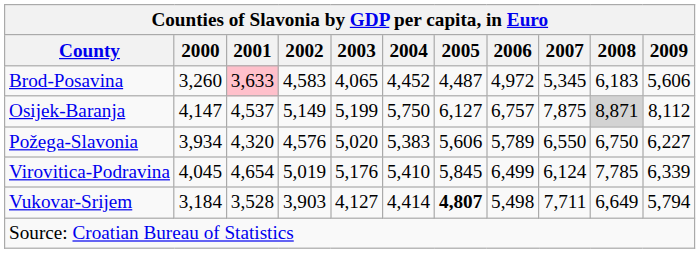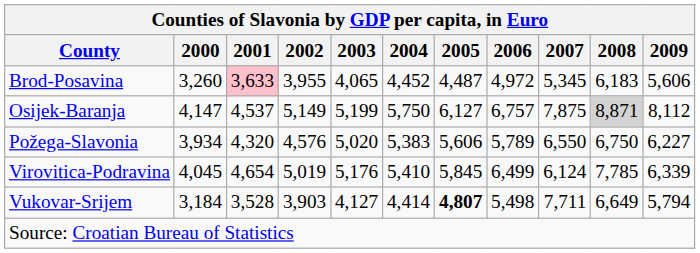(305, 80) 4,583 -> (305, 80) 3,955
